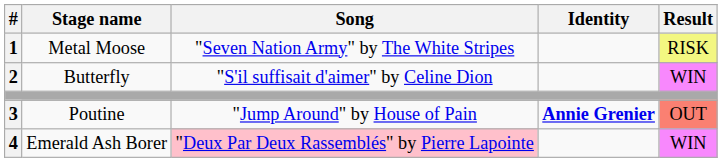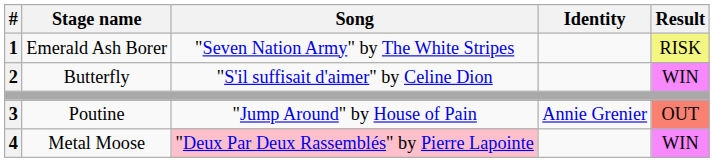(97, 47) Metal Moose -> (97, 47) Emerald Ash Borer
(599, 114) bold -> (595, 114) normal
(97, 143) Emerald Ash Borer -> (97, 143) Metal Moose
